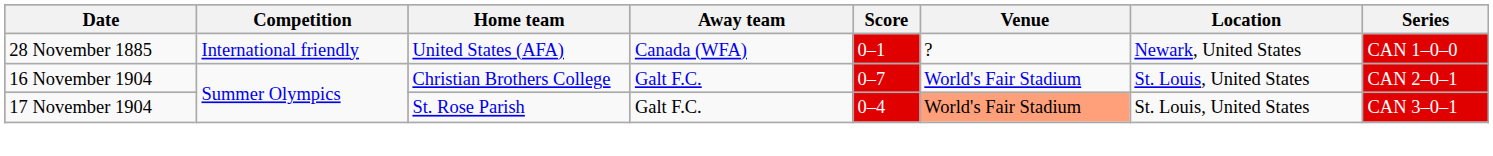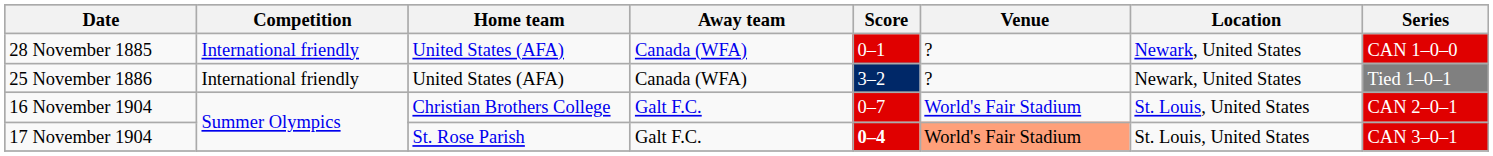+ row: (81, 78)
(871, 107) normal -> (871, 136) bold
